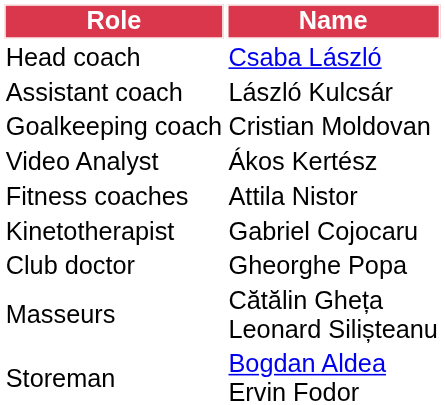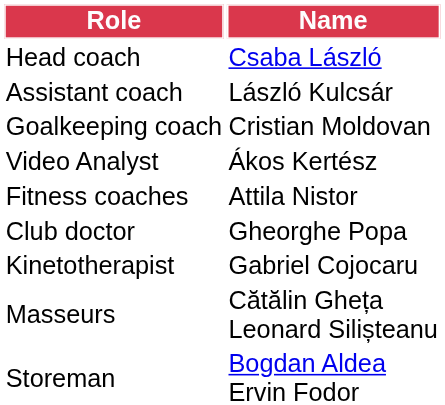rows swapped: (70, 266) <-> (90, 231)
